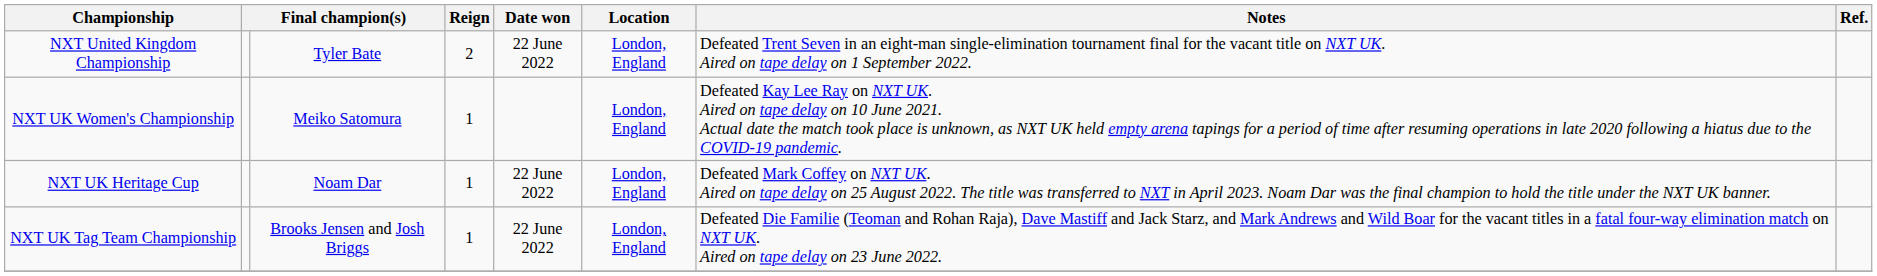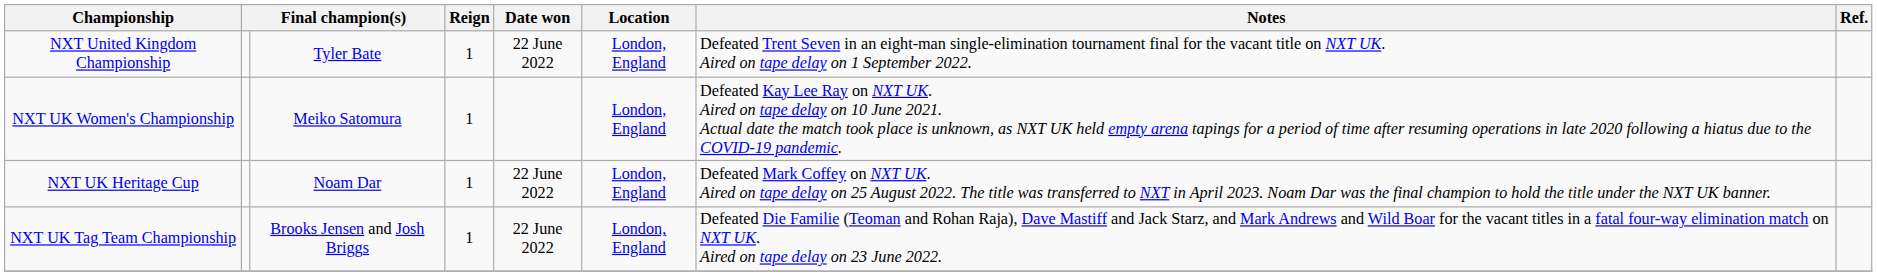(469, 53) 2 -> (469, 53) 1
